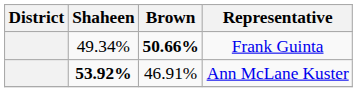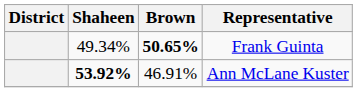(171, 45) 50.66% -> (171, 45) 50.65%
